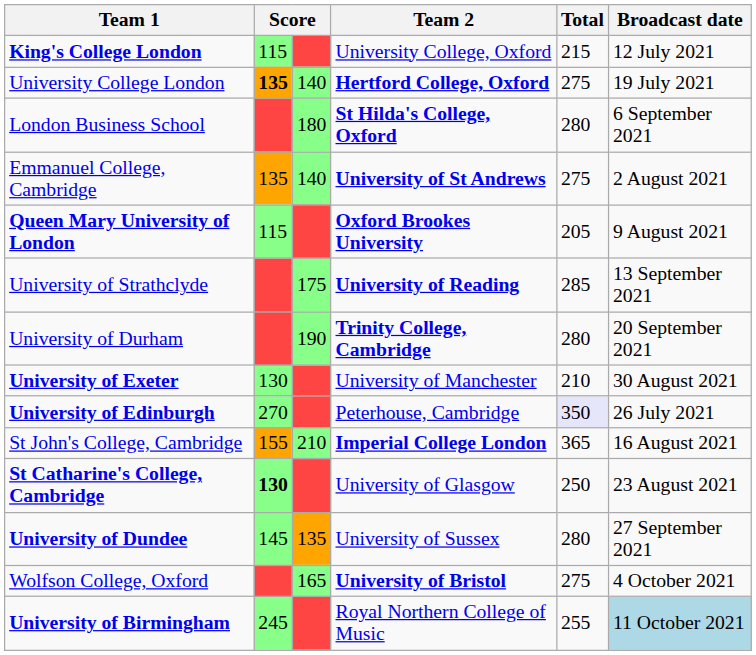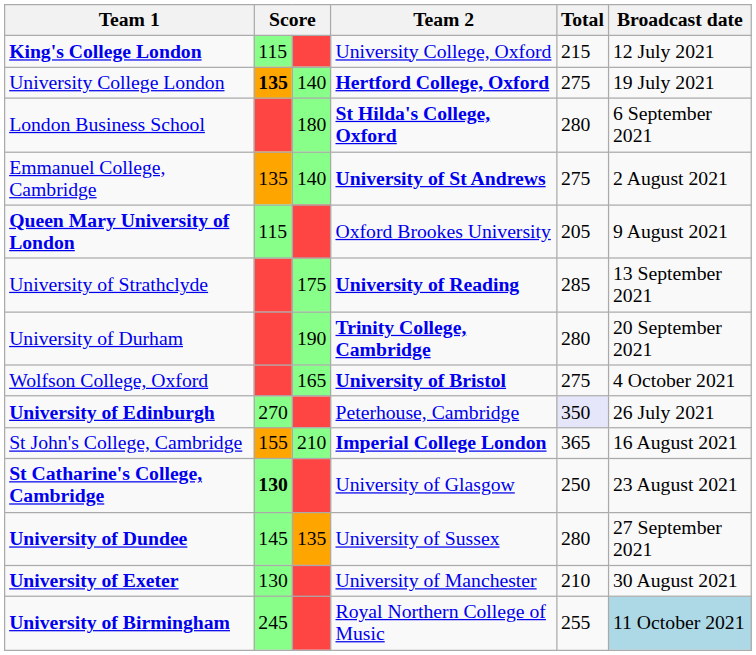(403, 231) bold -> (443, 231) normal
rows swapped: (94, 380) <-> (109, 580)
